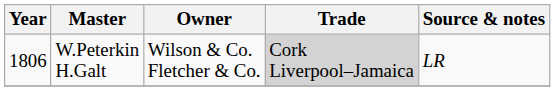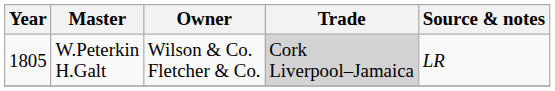(28, 60) 1806 -> (28, 60) 1805
